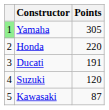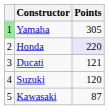(94, 46) no background -> (94, 46) lavender background
(94, 63) 191 -> (94, 63) 121
